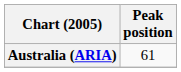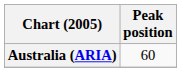(148, 55) 61 -> (148, 55) 60
